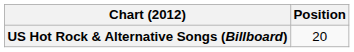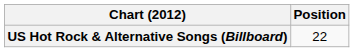(320, 36) 20 -> (320, 36) 22
